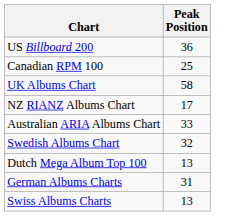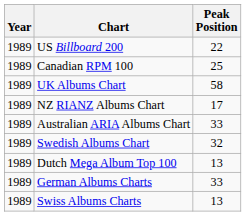+ column: (19, 27)
(187, 47) 36 -> (217, 47) 22
(187, 182) 31 -> (217, 182) 33
